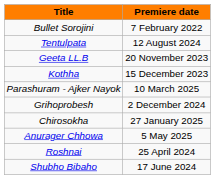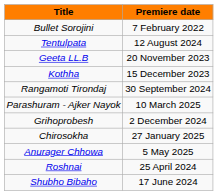+ row: (64, 89)
